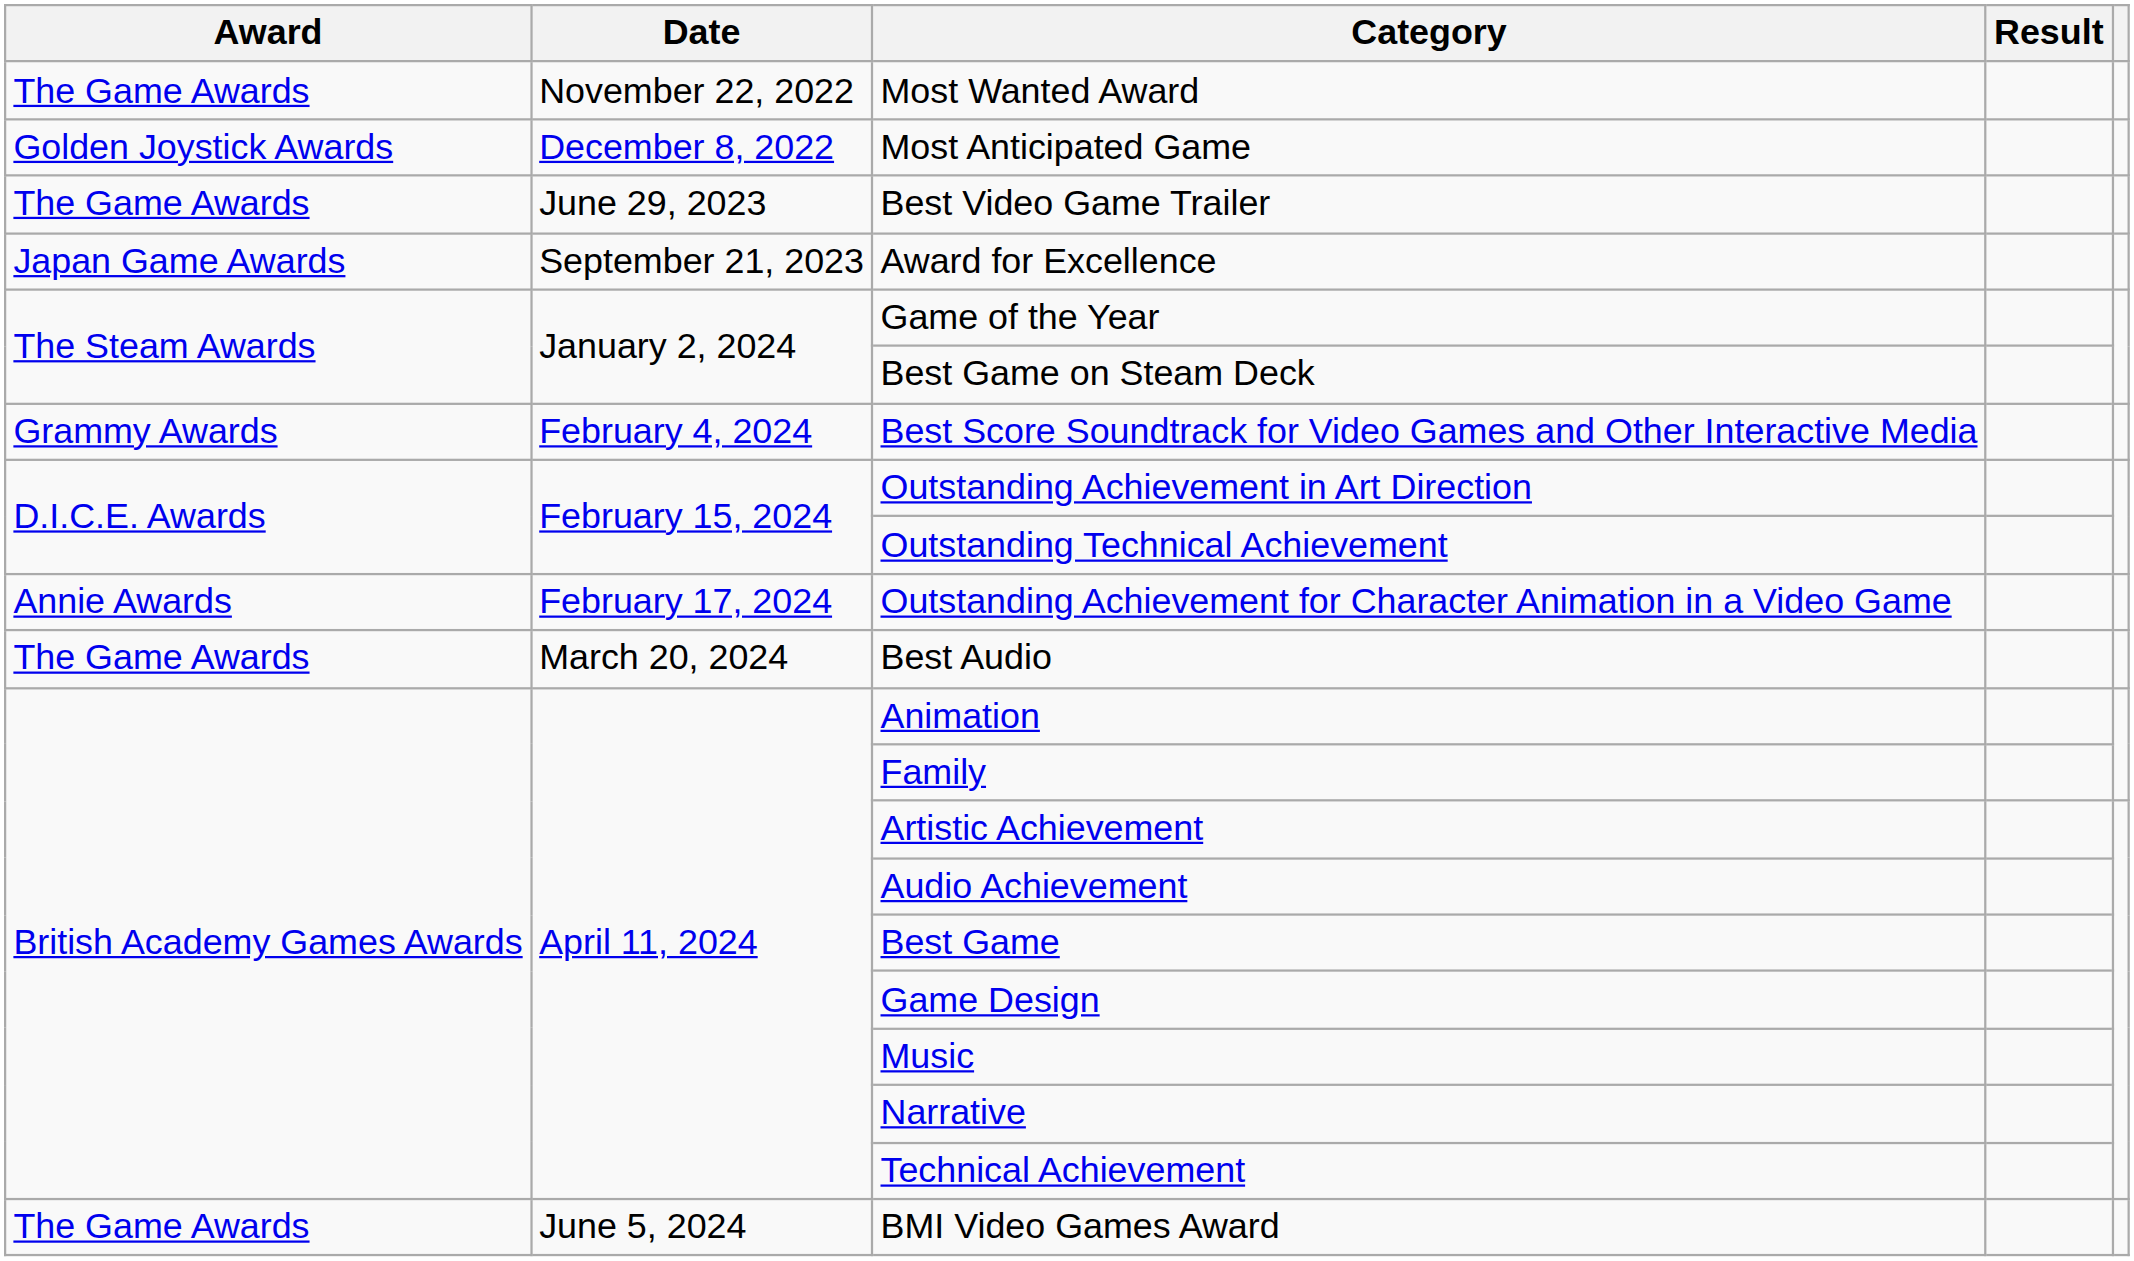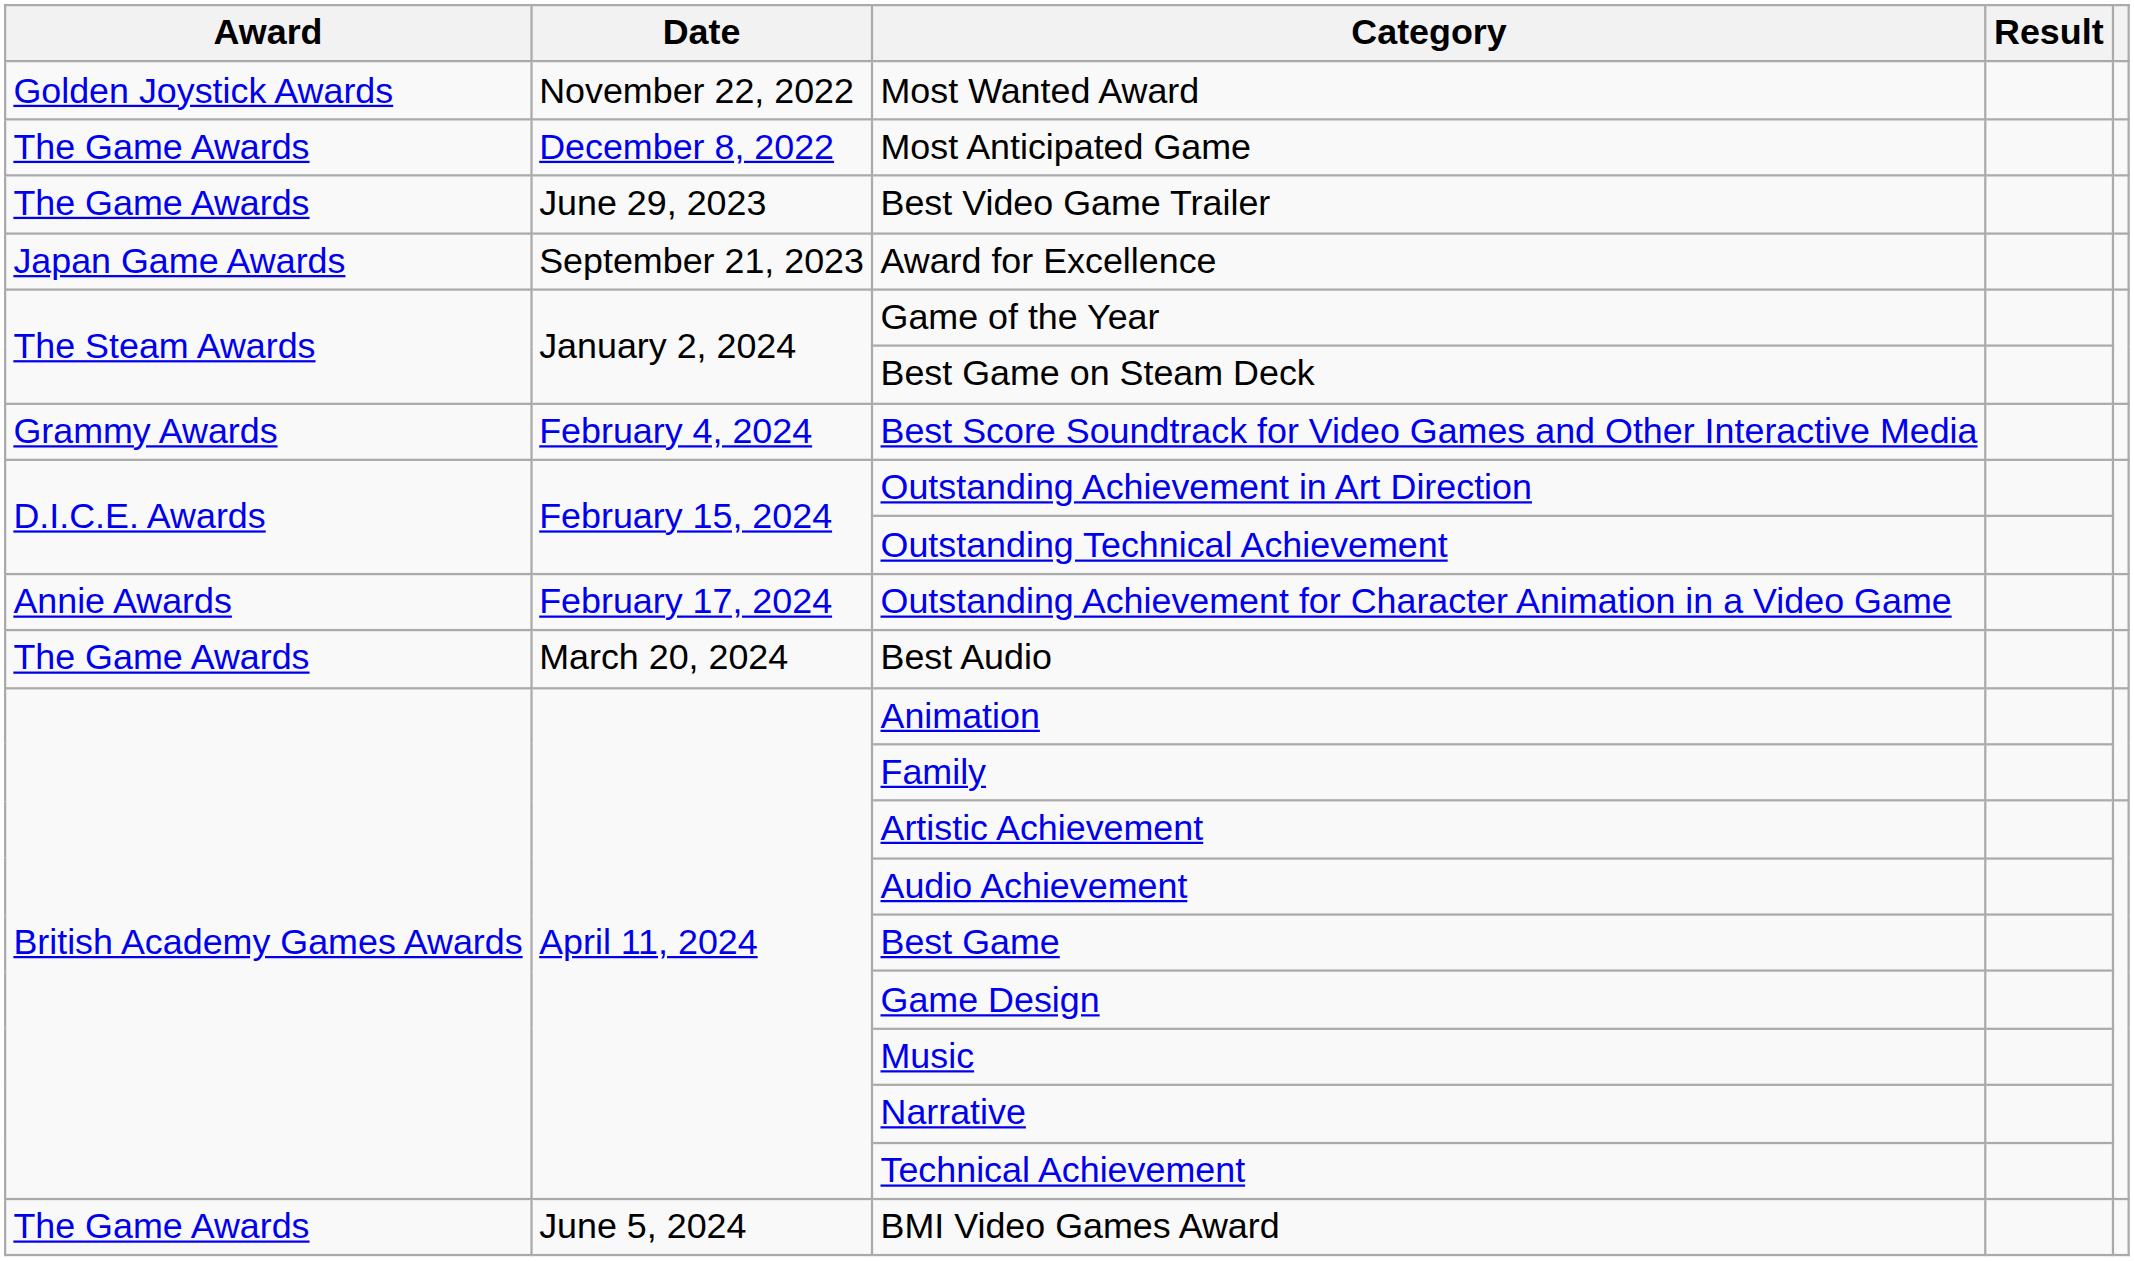(161, 89) The Game Awards -> (203, 89) Golden Joystick Awards
(203, 146) Golden Joystick Awards -> (161, 146) The Game Awards
